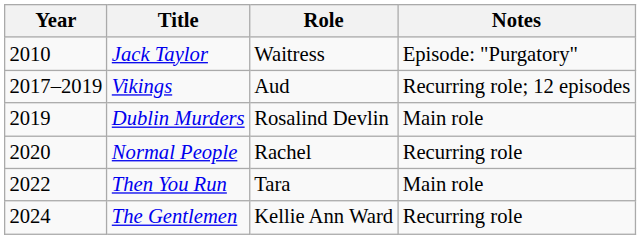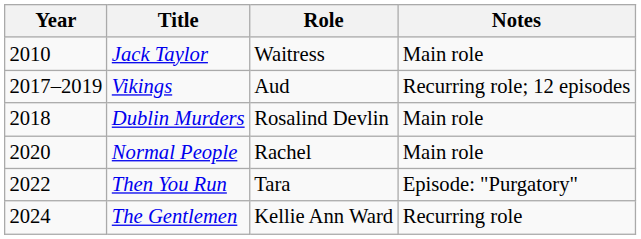(490, 53) Episode: "Purgatory" -> (443, 53) Main role
(30, 119) 2019 -> (30, 119) 2018
(463, 151) Recurring role -> (443, 151) Main role
(443, 184) Main role -> (490, 184) Episode: "Purgatory"
